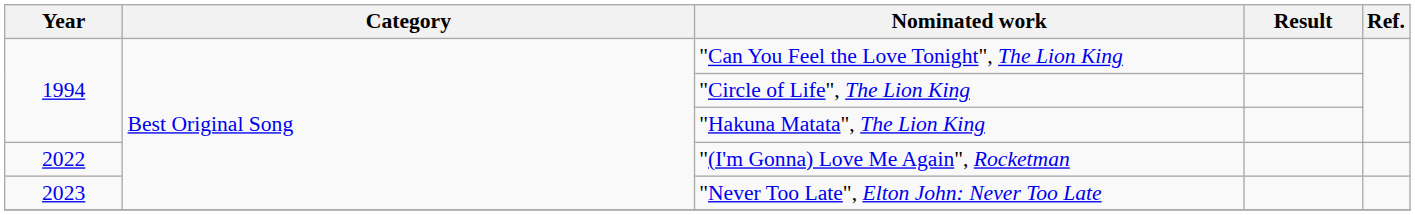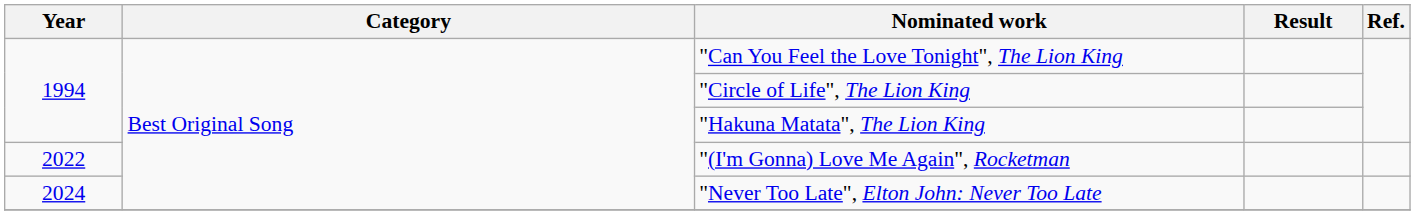(64, 192) 2023 -> (64, 192) 2024
